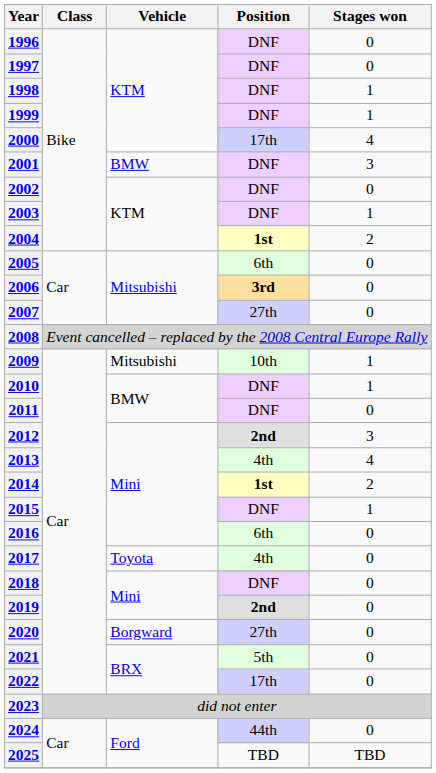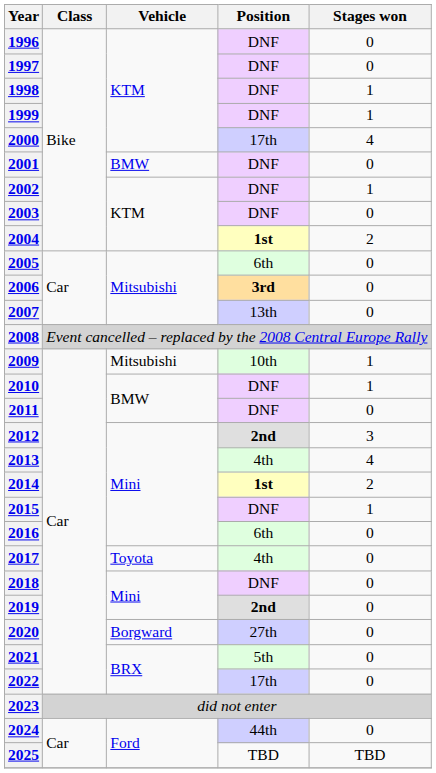(370, 164) 3 -> (370, 164) 0
(370, 189) 0 -> (370, 189) 1
(370, 213) 1 -> (370, 213) 0
(263, 312) 27th -> (263, 312) 13th
